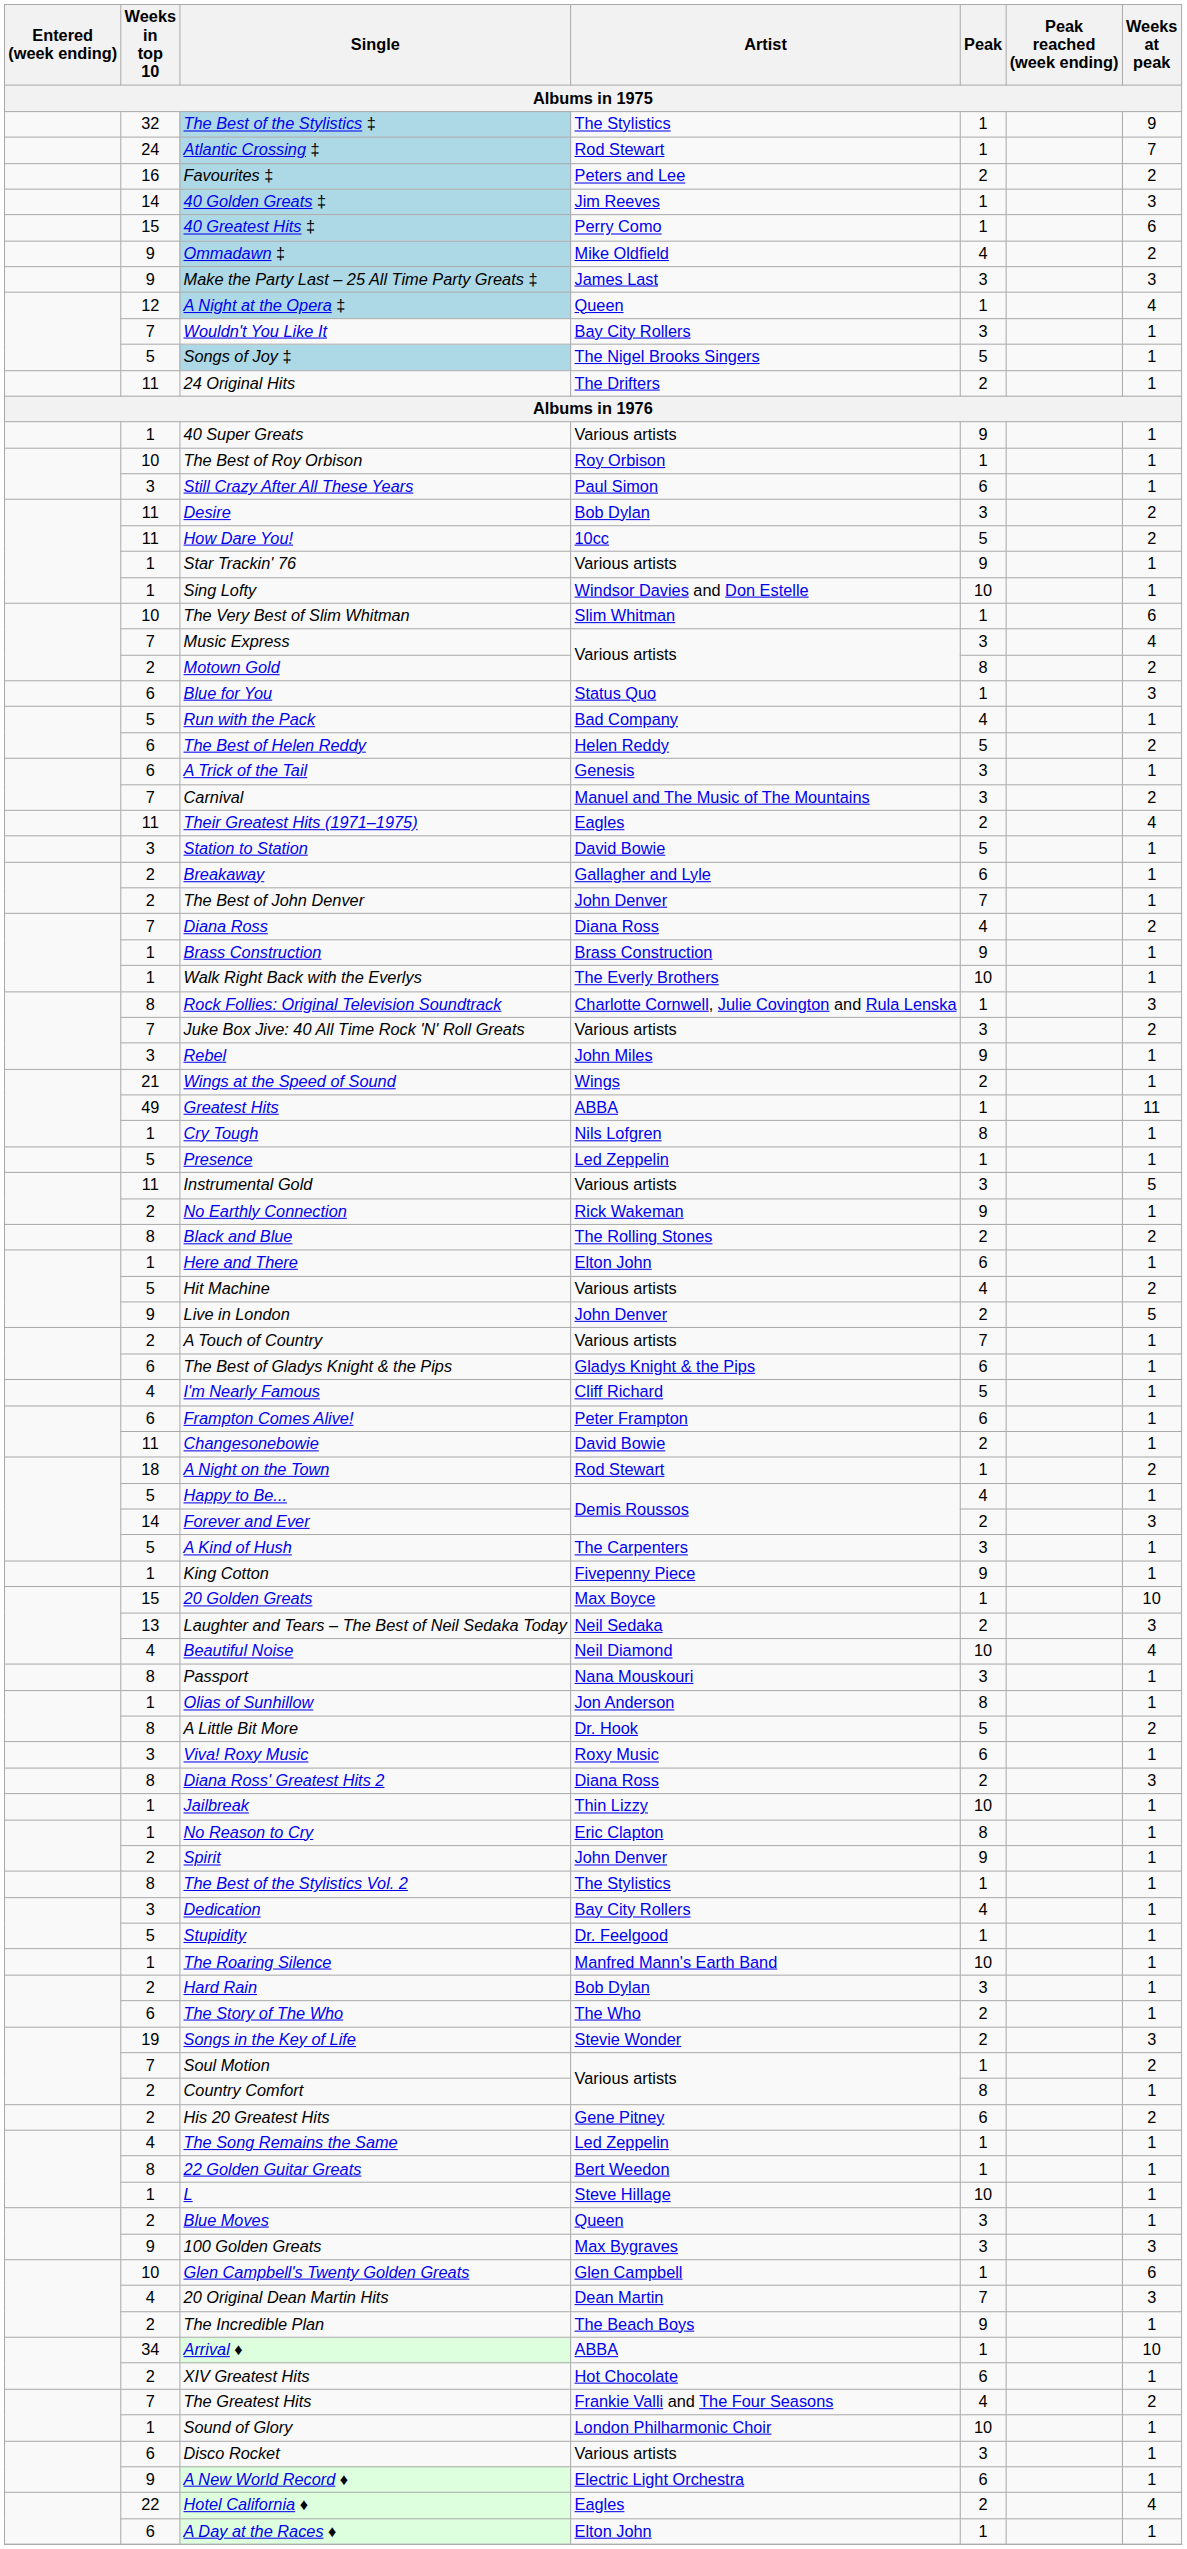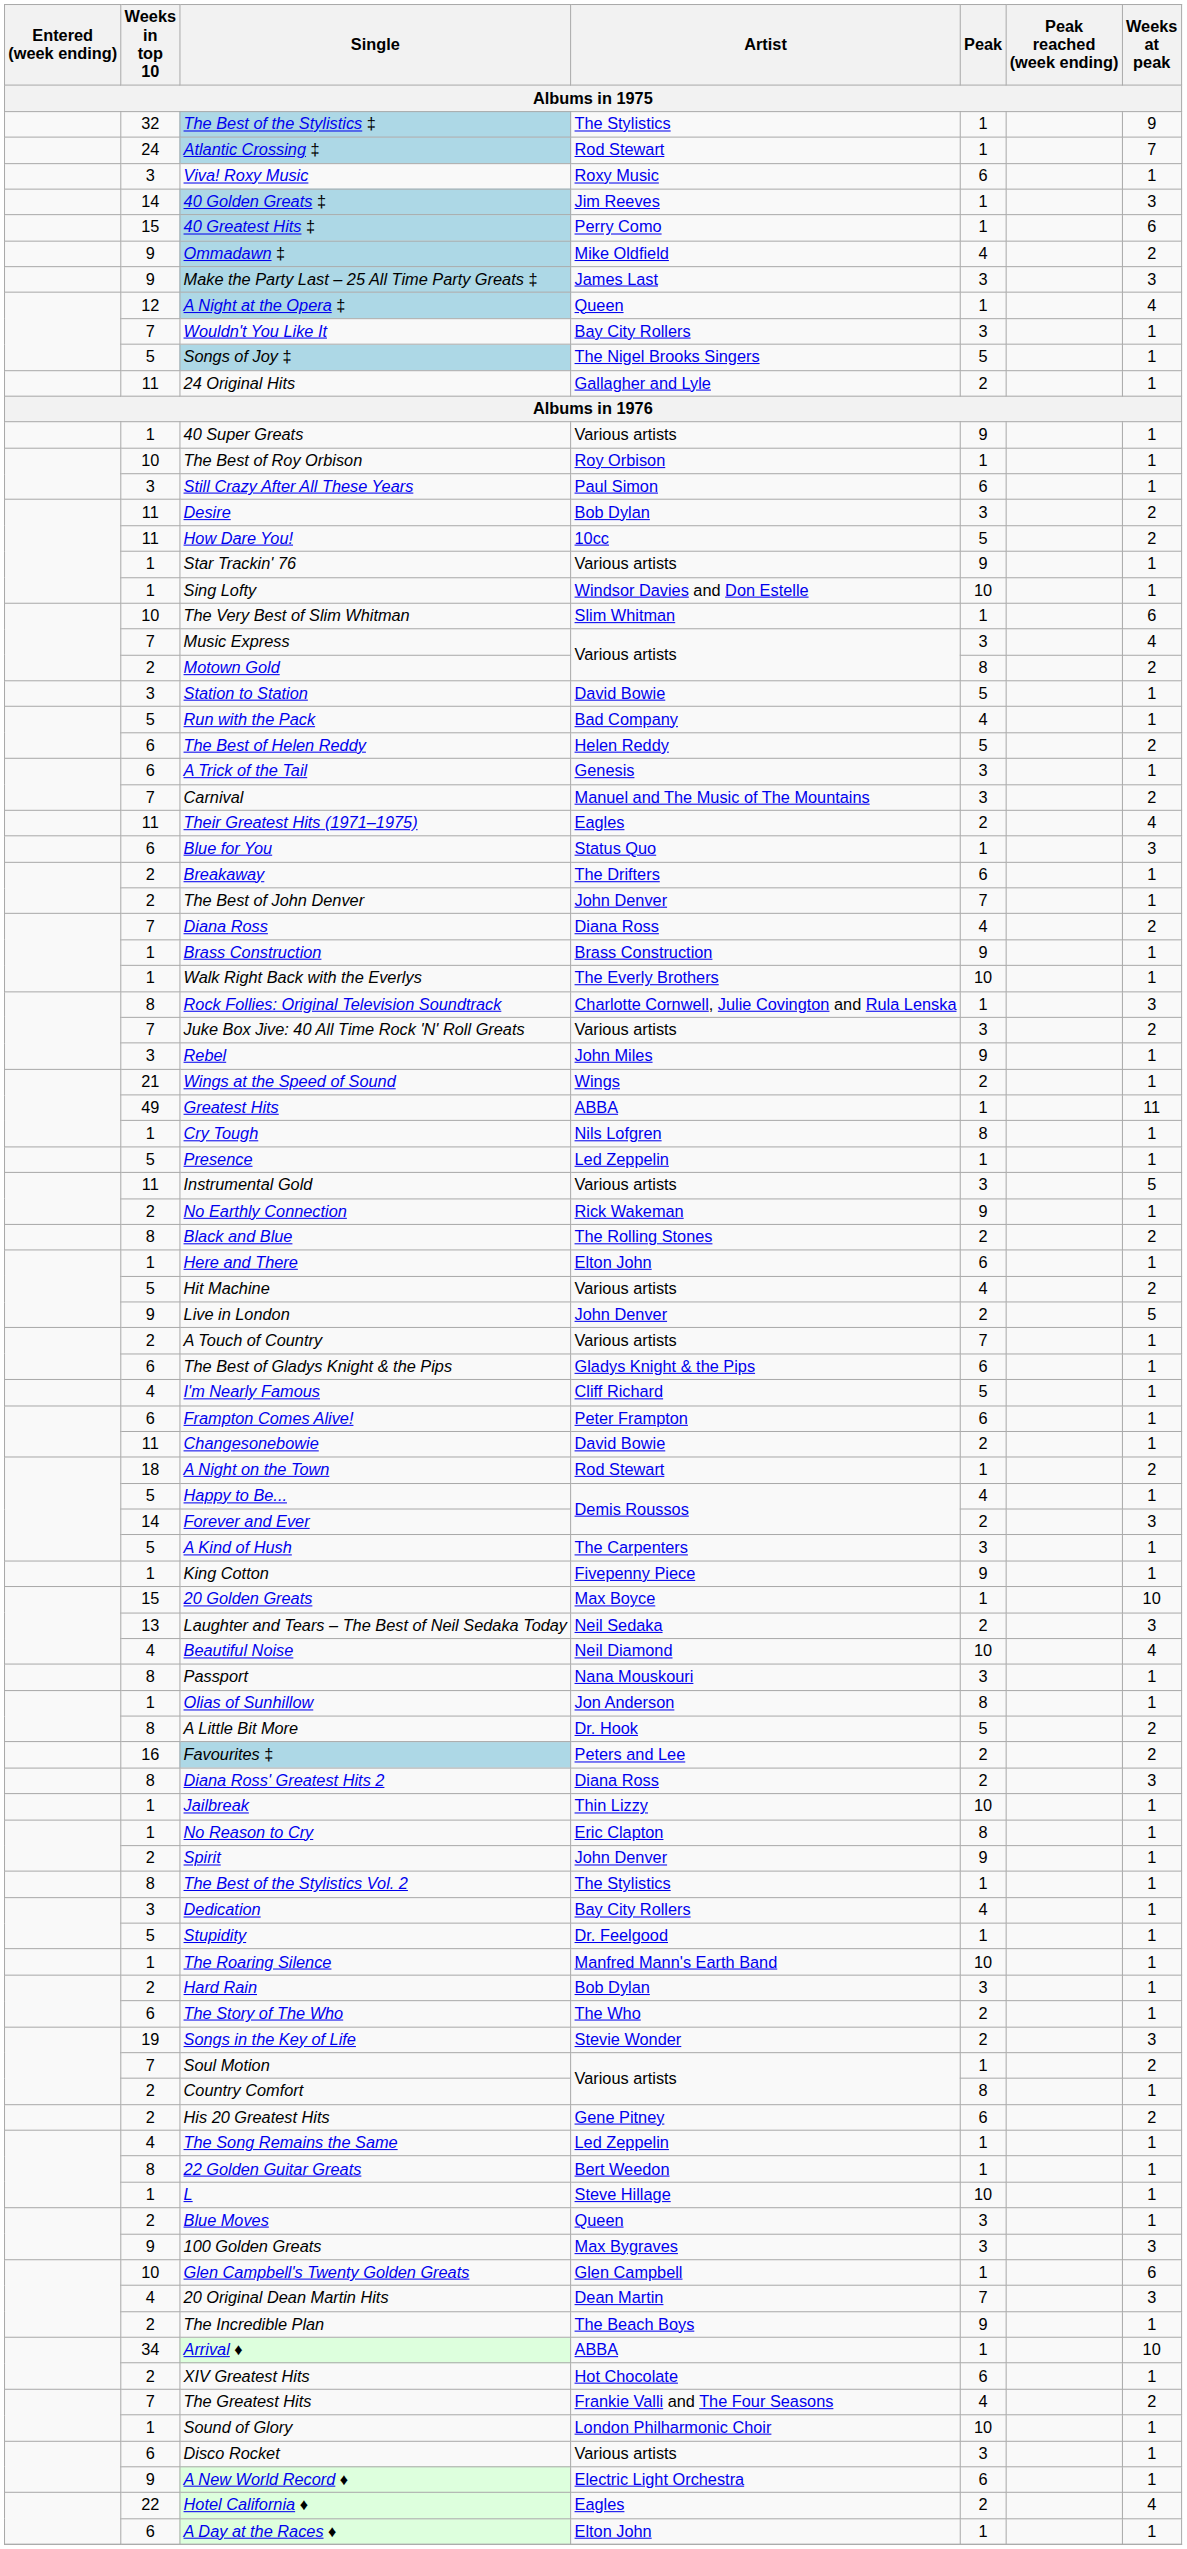rows swapped: (228, 176) <-> (246, 1754)
(617, 383) The Drifters -> (643, 383) Gallagher and Lyle
rows swapped: (246, 848) <-> (228, 693)
(643, 874) Gallagher and Lyle -> (617, 874) The Drifters
